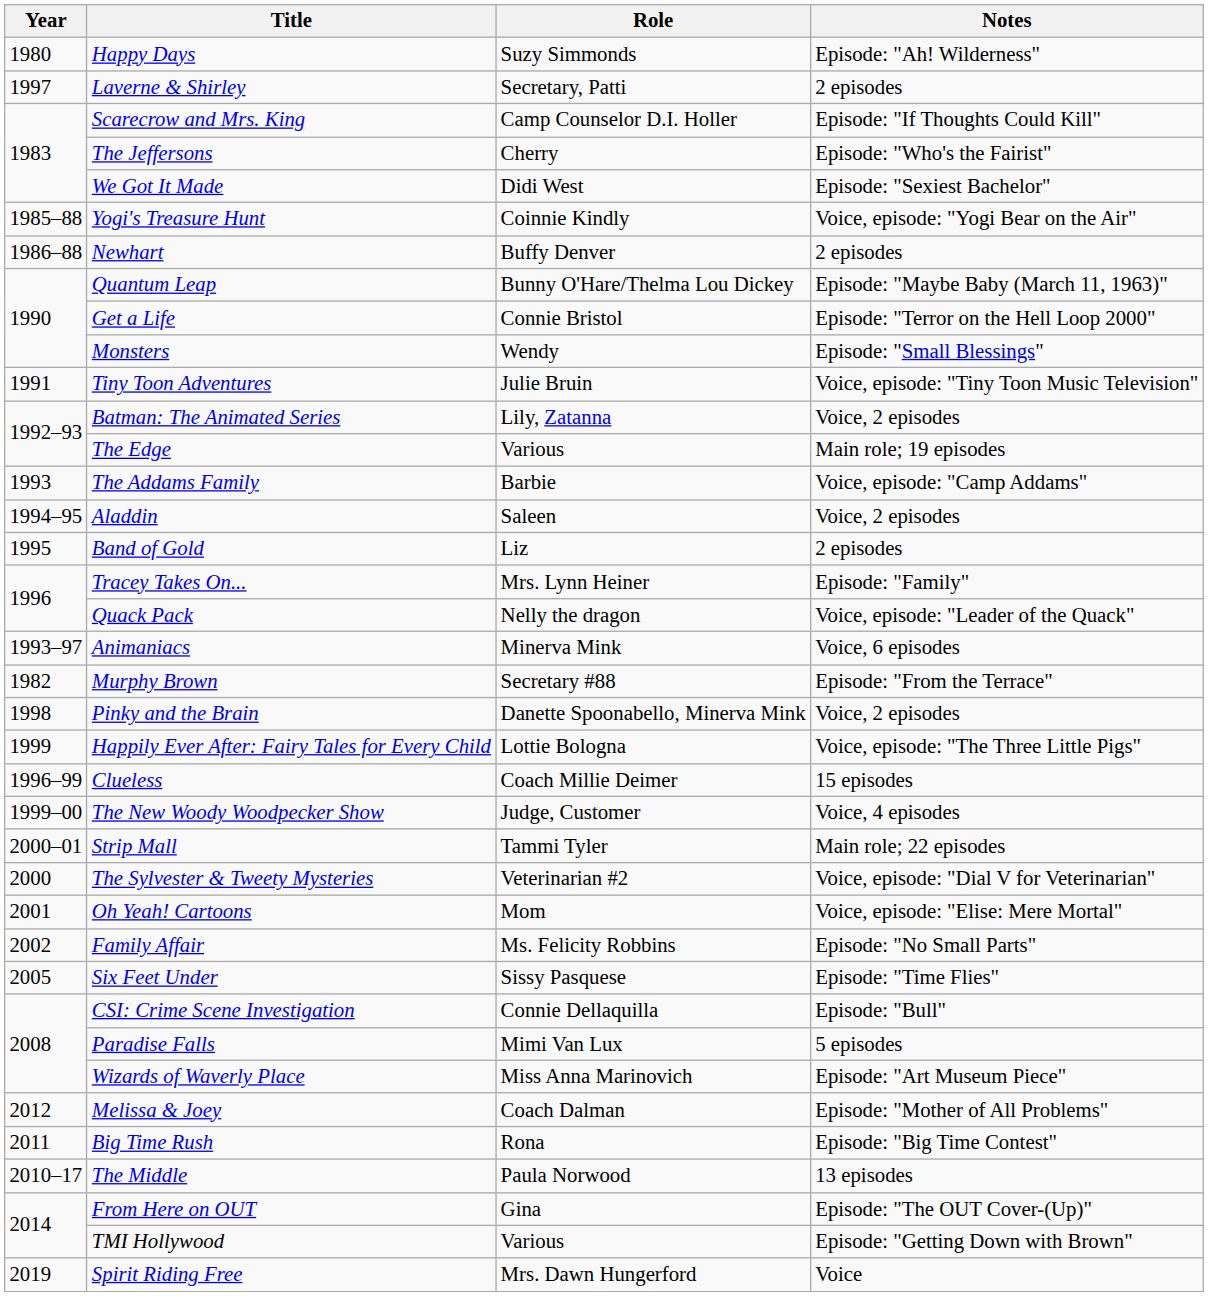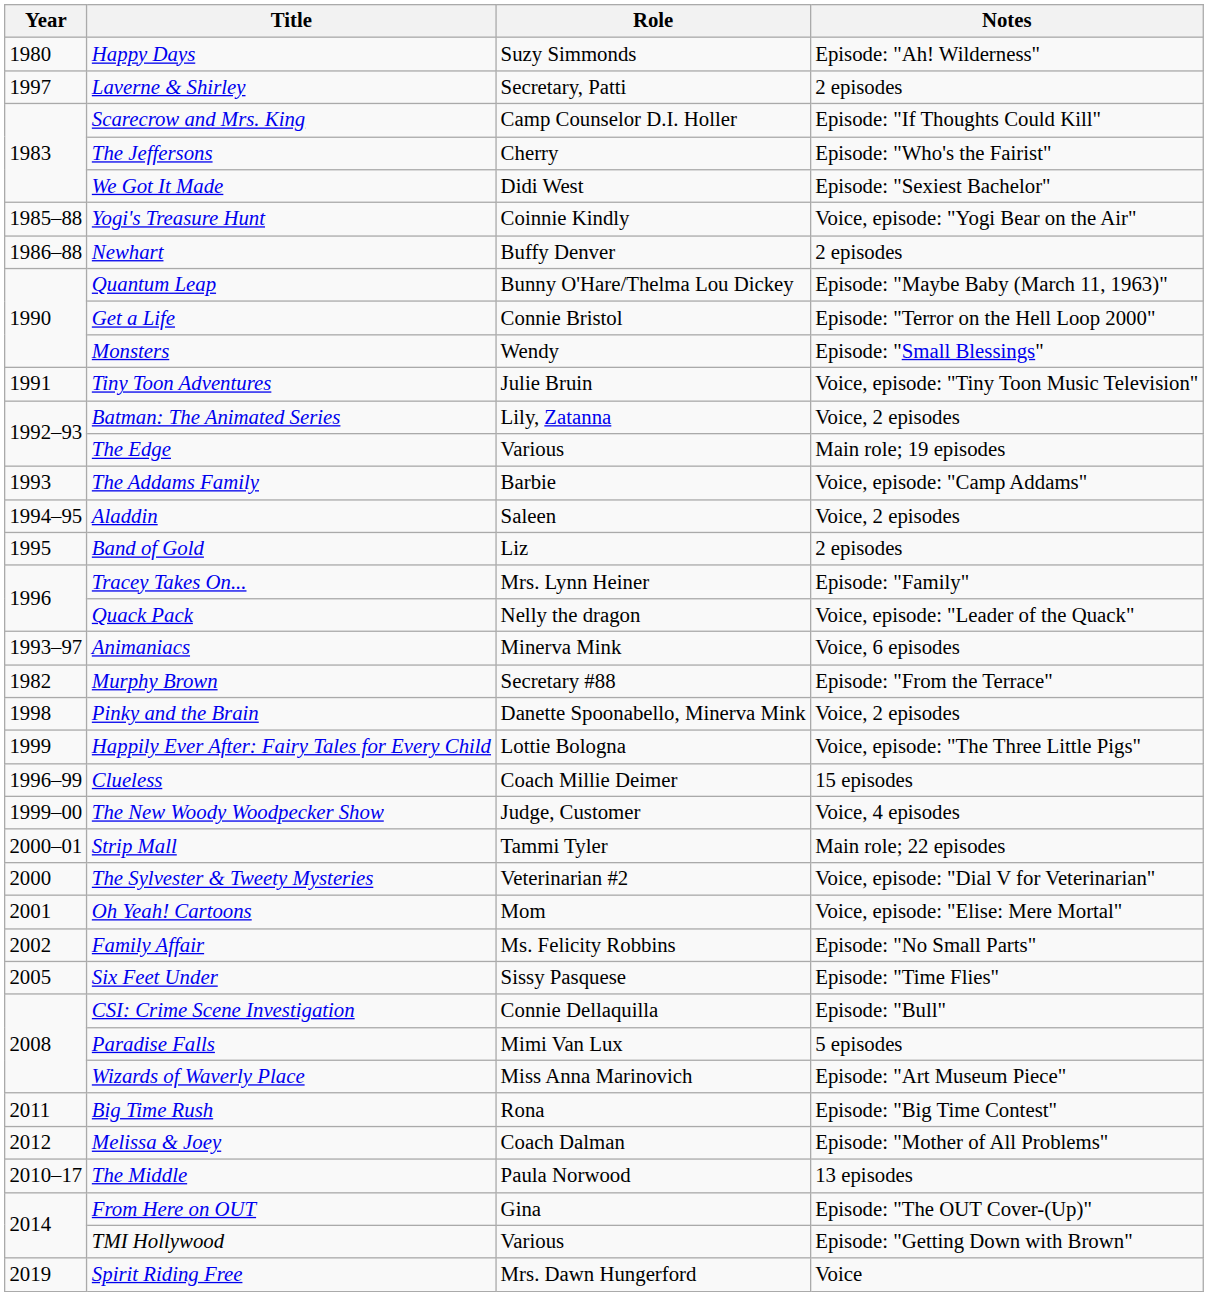rows swapped: (153, 1142) <-> (157, 1109)
